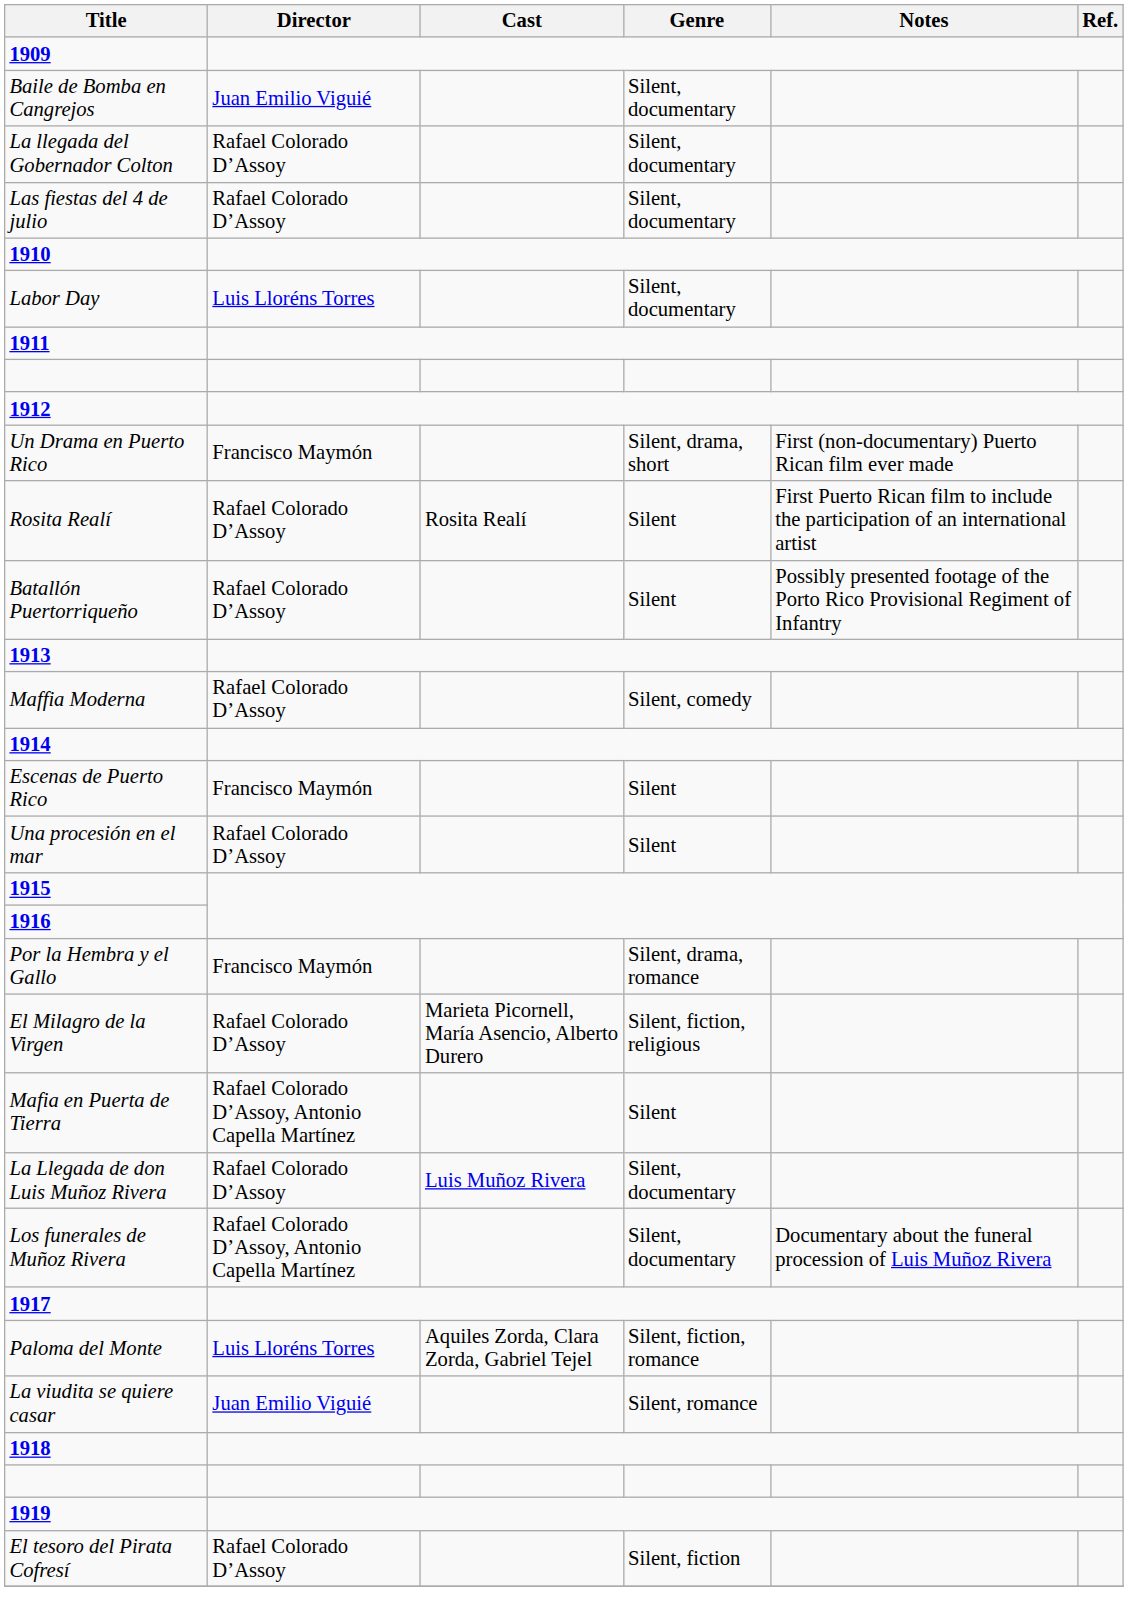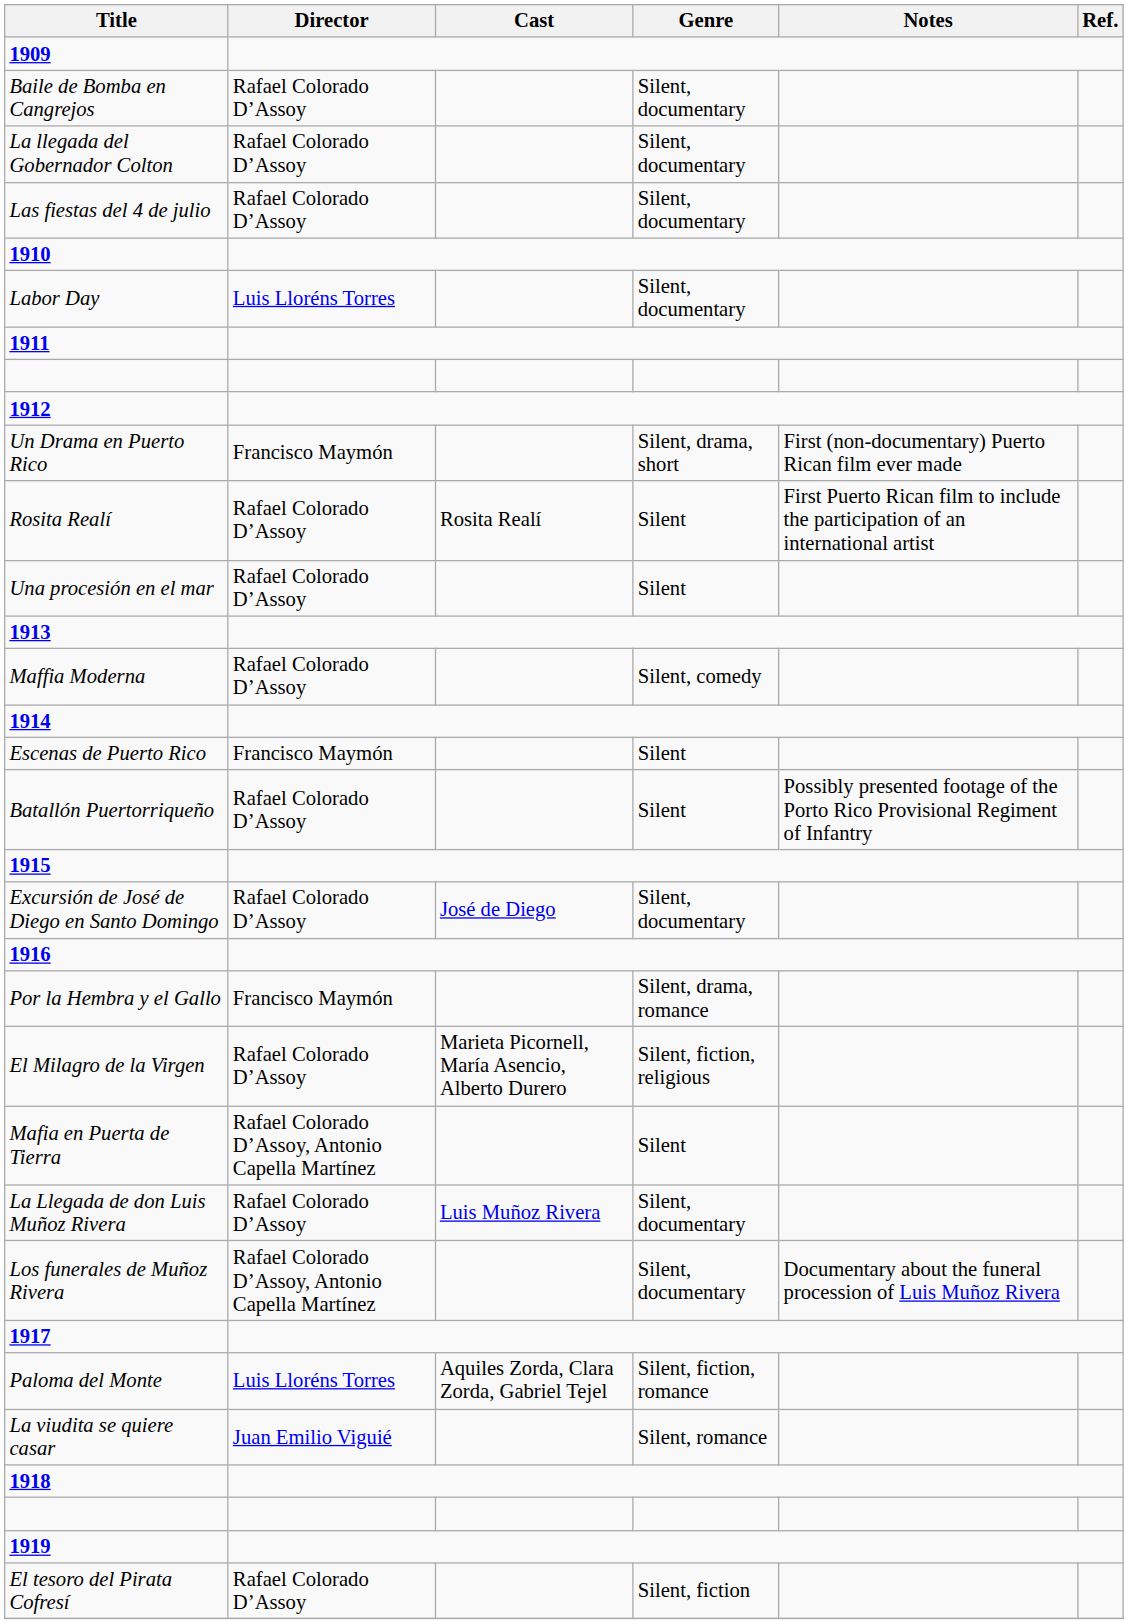(292, 97) Juan Emilio Viguié -> (301, 97) Rafael Colorado D’Assoy
rows swapped: (74, 599) <-> (92, 844)
+ row: (114, 909)
